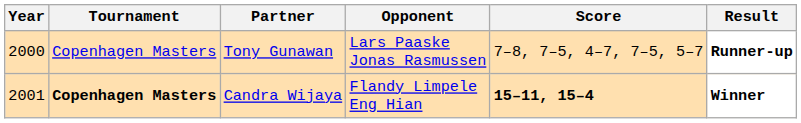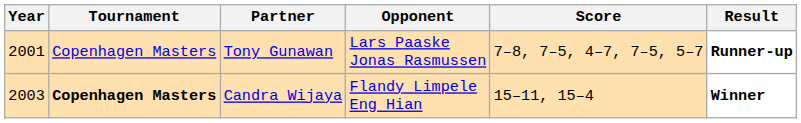(27, 52) 2000 -> (27, 52) 2001
(27, 96) 2001 -> (27, 96) 2003
(544, 96) bold -> (544, 96) normal
